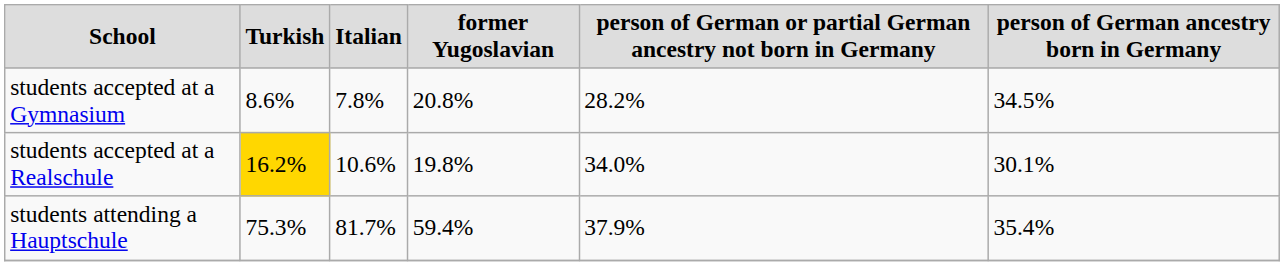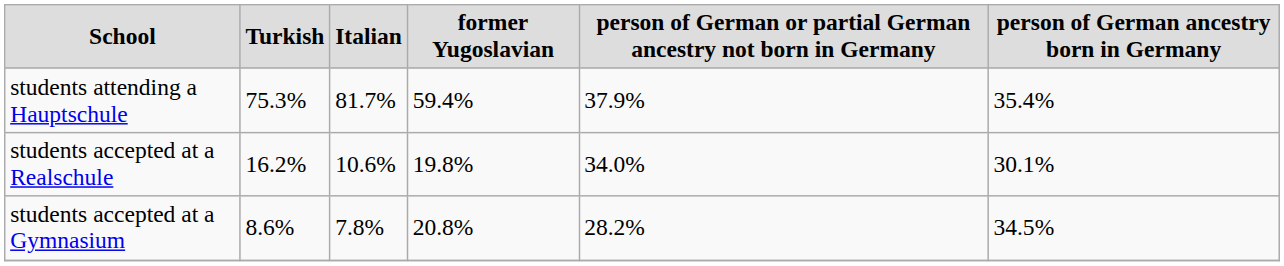rows swapped: (112, 100) <-> (104, 227)
(276, 163) gold background -> (276, 163) no background
